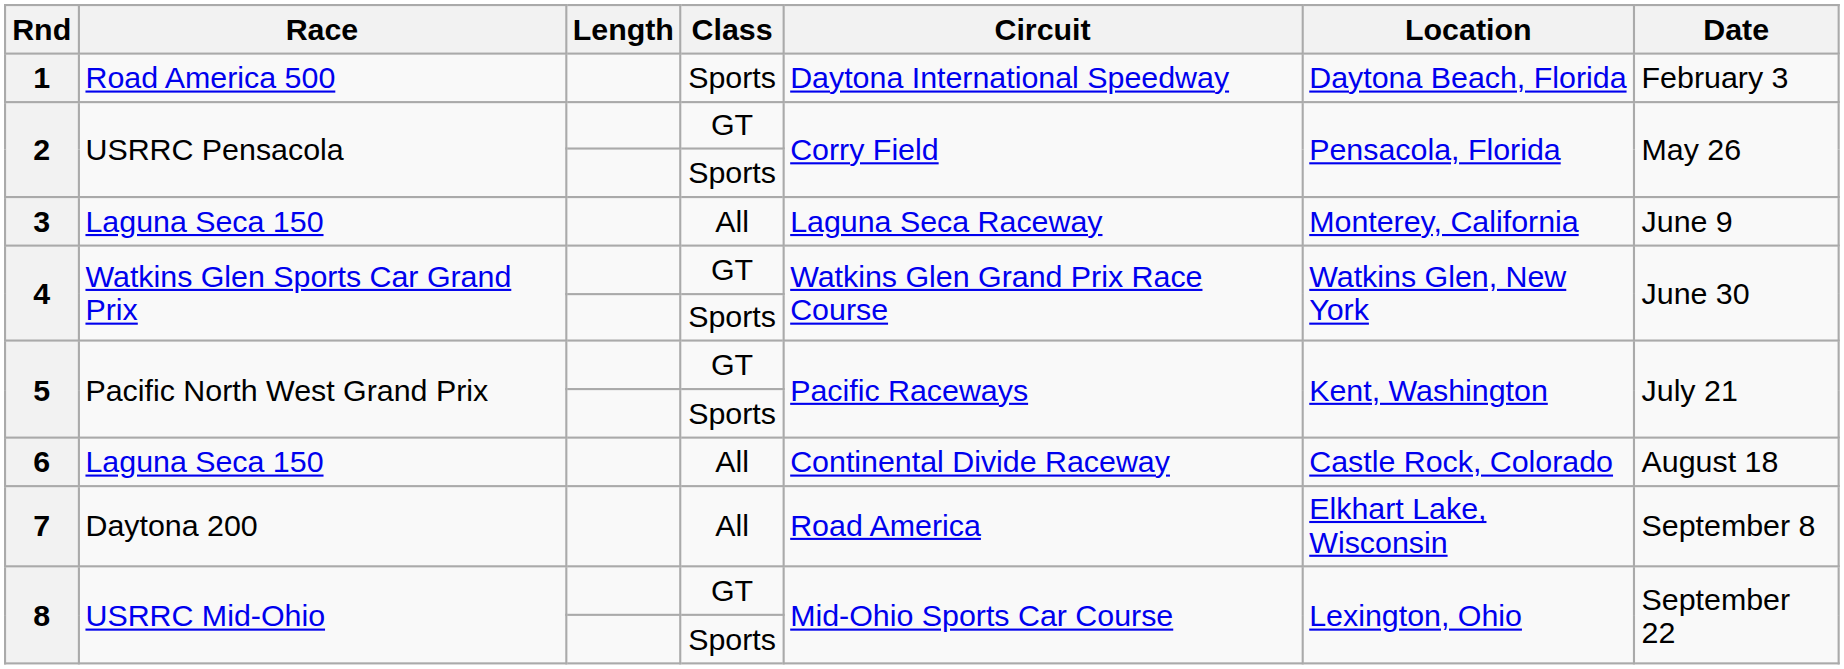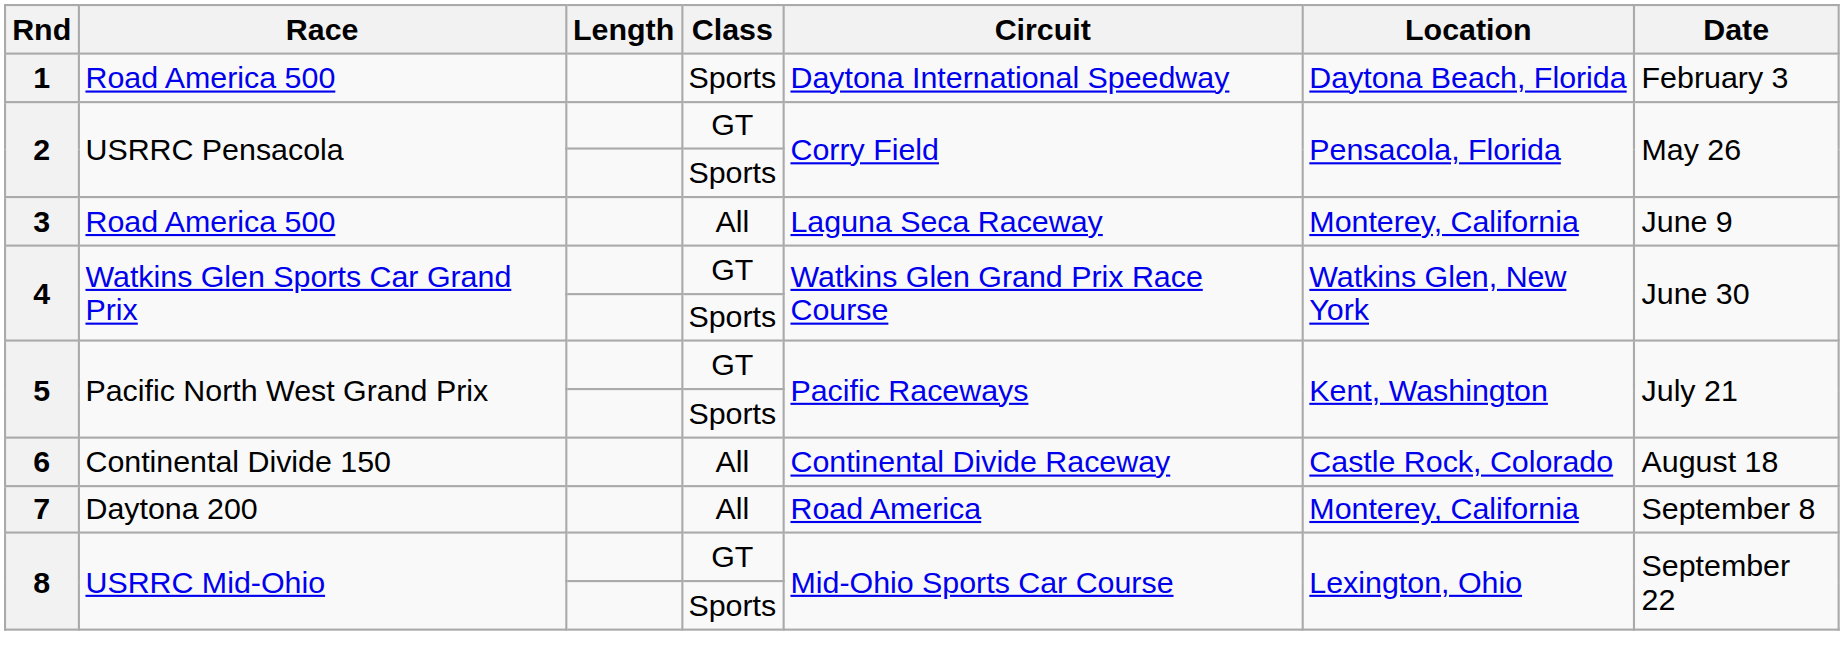(204, 221) Laguna Seca 150 -> (210, 221) Road America 500
(204, 461) Laguna Seca 150 -> (238, 461) Continental Divide 150
(1398, 526) Elkhart Lake, Wisconsin -> (1444, 509) Monterey, California
